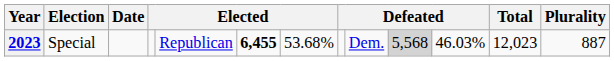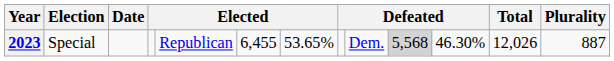(258, 42) bold -> (258, 42) normal
(309, 42) 53.68% -> (309, 42) 53.65%
(460, 42) 46.03% -> (460, 42) 46.30%
(515, 42) 12,023 -> (515, 42) 12,026
